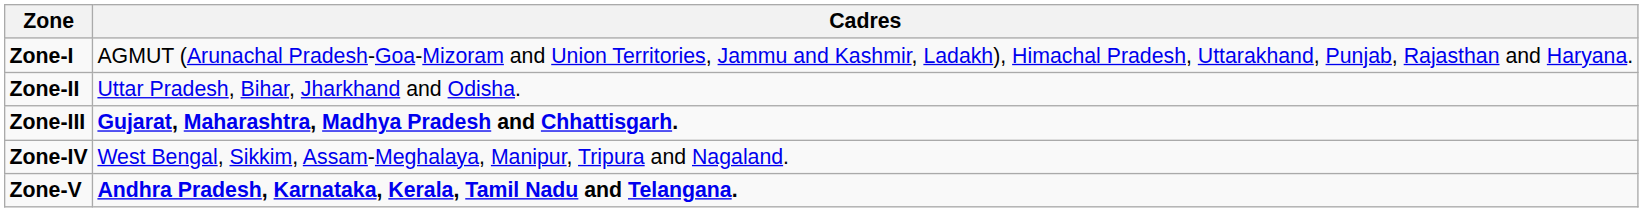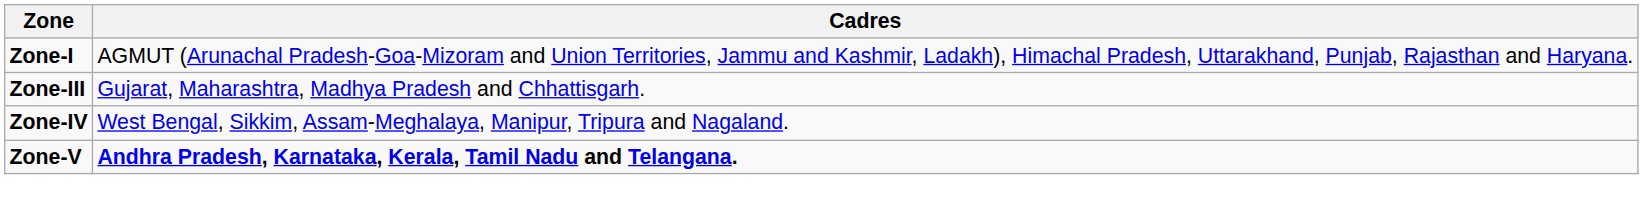- row: (44, 88)
(388, 122) bold -> (371, 88) normal
